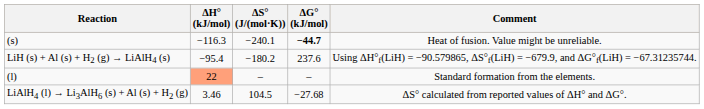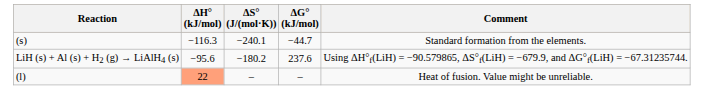(309, 40) bold -> (300, 40) normal
(515, 40) Heat of fusion. Value might be unreliable. -> (506, 40) Standard formation from the elements.
(212, 58) −95.4 -> (203, 58) −95.6
(515, 76) Standard formation from the elements. -> (506, 76) Heat of fusion. Value might be unreliable.
- row: (97, 94)
